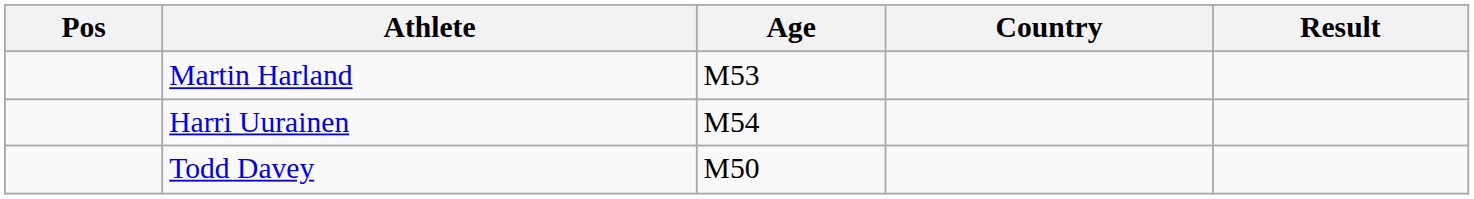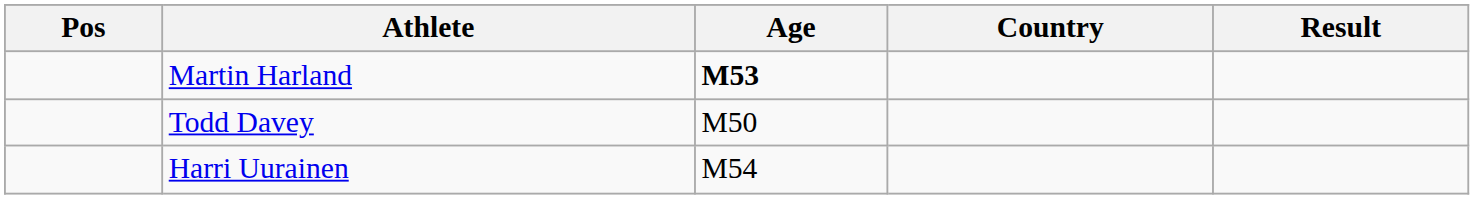(732, 74) normal -> (730, 74) bold
rows swapped: (242, 168) <-> (259, 121)
